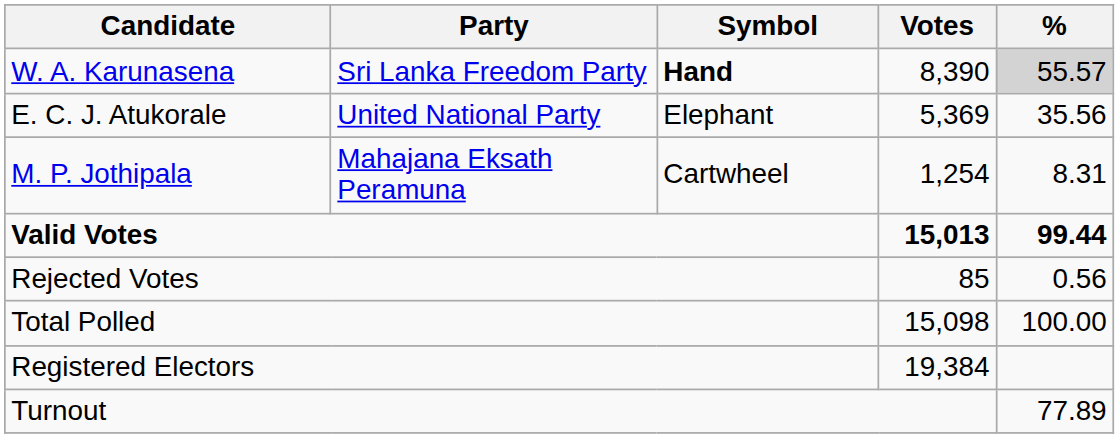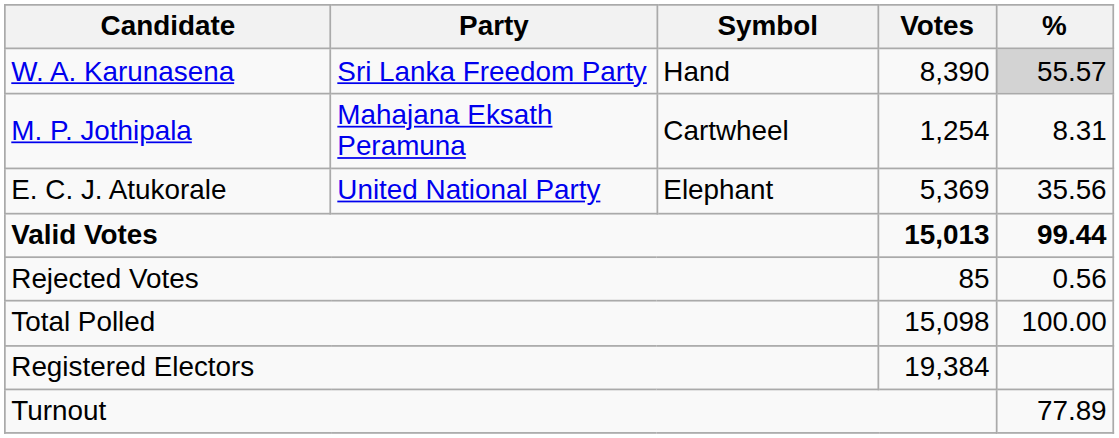(698, 70) bold -> (697, 70) normal
rows swapped: (119, 114) <-> (102, 174)
